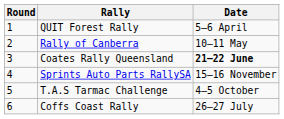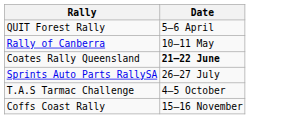- column: (21, 12)
(236, 75) 15–16 November -> (191, 75) 26–27 July
(224, 106) 26–27 July -> (202, 106) 15–16 November
